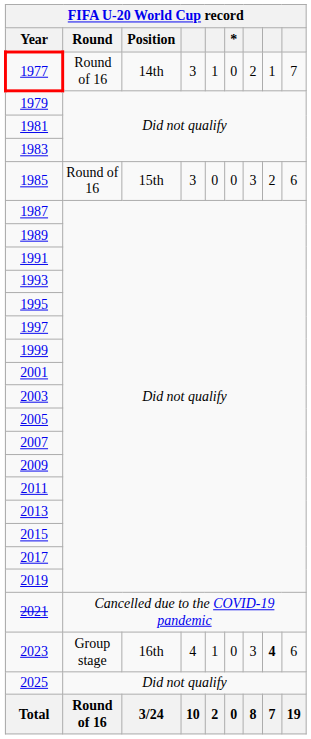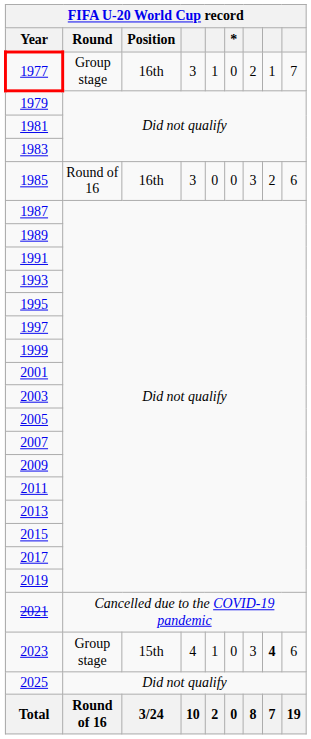(93, 71) Round of 16 -> (93, 71) Group stage
(151, 71) 14th -> (151, 71) 16th
(151, 181) 15th -> (151, 181) 16th
(151, 652) 16th -> (151, 652) 15th
